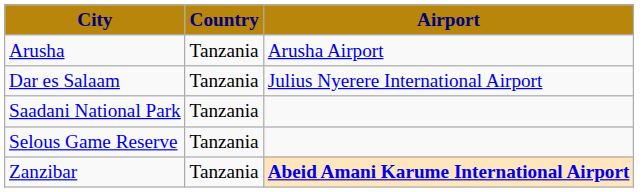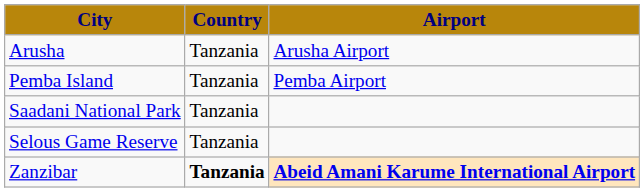- row: (64, 80)
+ row: (61, 80)
(224, 171) normal -> (227, 171) bold
